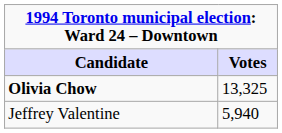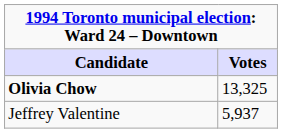(240, 114) 5,940 -> (240, 114) 5,937
